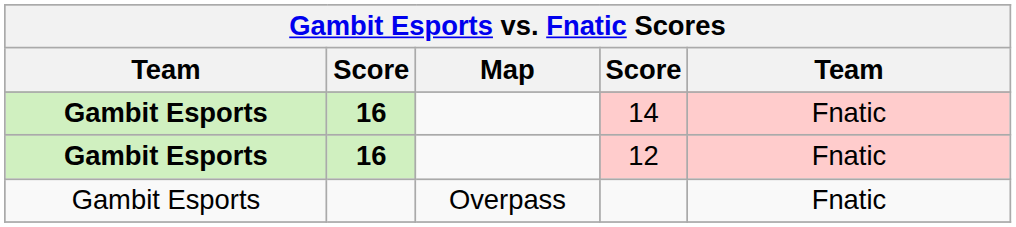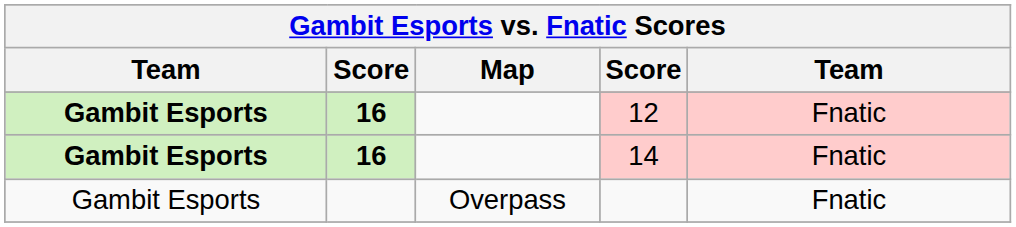rows swapped: (644, 112) <-> (644, 156)
